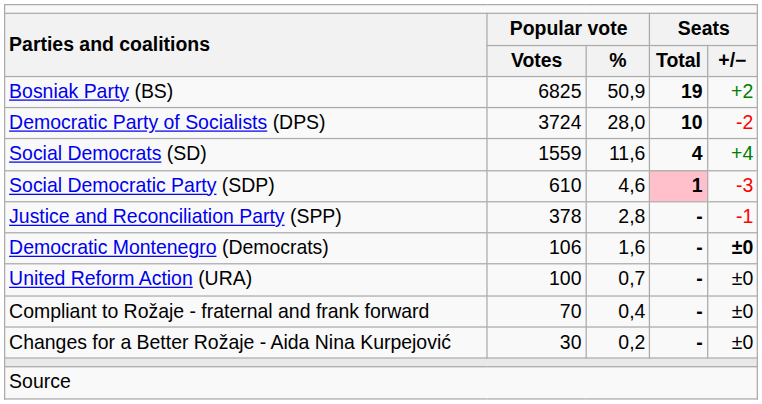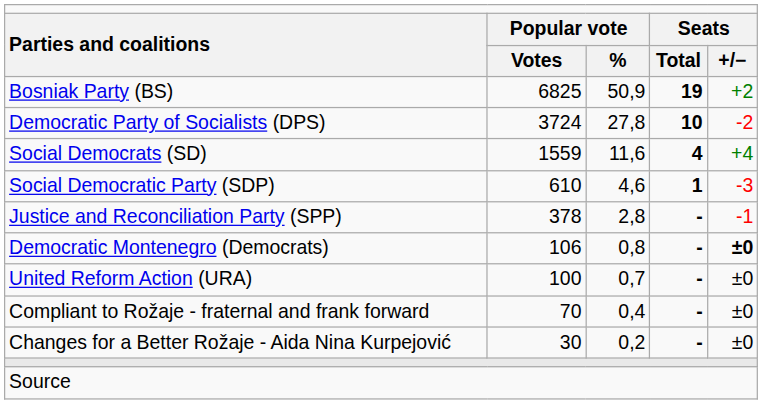(626, 122) 28,0 -> (626, 122) 27,8
(697, 185) pink background -> (697, 185) no background
(632, 247) 1,6 -> (632, 247) 0,8
